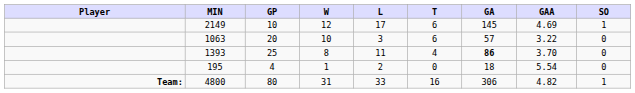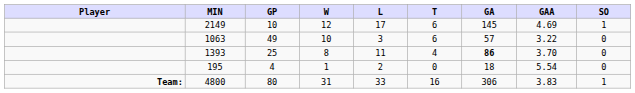(272, 39) 20 -> (272, 39) 49
(547, 81) 4.82 -> (547, 81) 3.83
